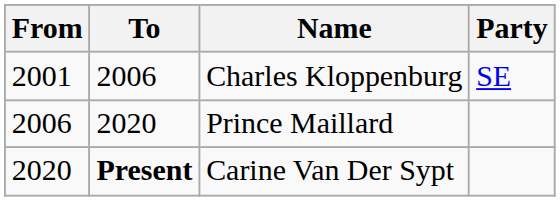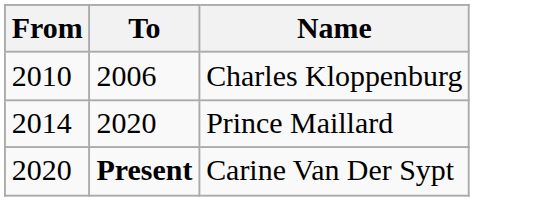- column: (512, 28)
(42, 75) 2001 -> (42, 75) 2010
(42, 123) 2006 -> (42, 123) 2014
